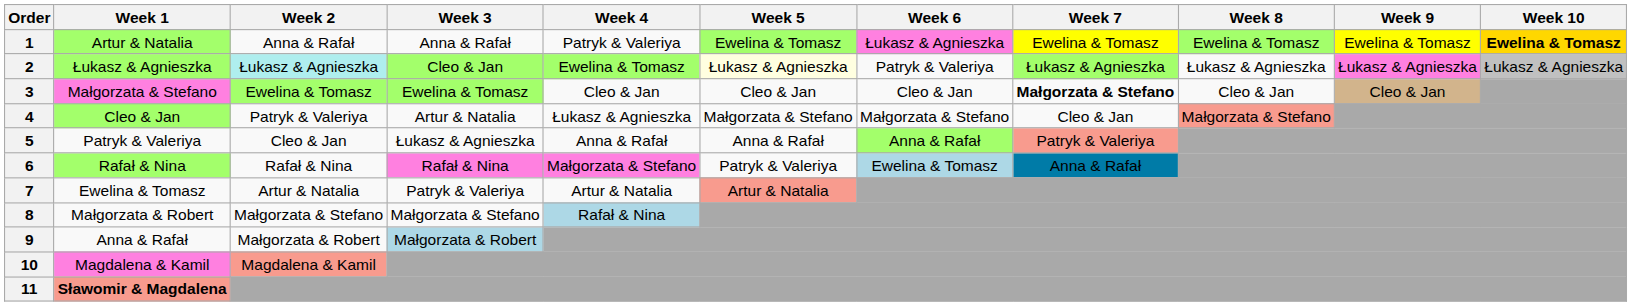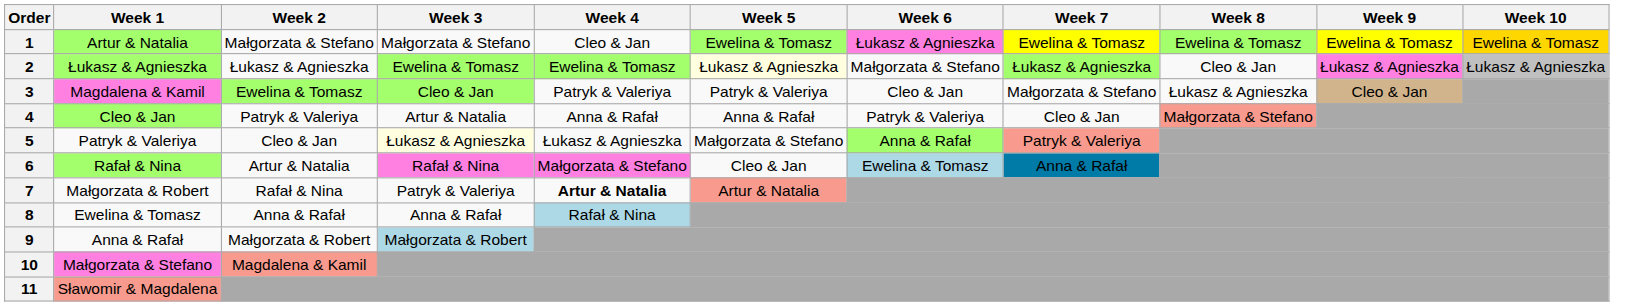(309, 42) Anna & Rafał -> (299, 42) Małgorzata & Stefano
(465, 42) Anna & Rafał -> (456, 42) Małgorzata & Stefano
(622, 42) Patryk & Valeriya -> (612, 42) Cleo & Jan
(1554, 42) bold -> (1536, 42) normal
(309, 67) paleturquoise background -> (299, 67) no background
(465, 67) Cleo & Jan -> (456, 67) Ewelina & Tomasz
(935, 67) Patryk & Valeriya -> (925, 67) Małgorzata & Stefano
(1256, 67) Łukasz & Agnieszka -> (1238, 67) Cleo & Jan
(142, 91) Małgorzata & Stefano -> (138, 91) Magdalena & Kamil
(465, 91) Ewelina & Tomasz -> (456, 91) Cleo & Jan
(622, 91) Cleo & Jan -> (612, 91) Patryk & Valeriya
(778, 91) Cleo & Jan -> (769, 91) Patryk & Valeriya
(1095, 91) bold -> (1082, 91) normal
(1256, 91) Cleo & Jan -> (1238, 91) Łukasz & Agnieszka
(622, 116) Łukasz & Agnieszka -> (612, 116) Anna & Rafał
(778, 116) Małgorzata & Stefano -> (769, 116) Anna & Rafał
(935, 116) Małgorzata & Stefano -> (925, 116) Patryk & Valeriya
(465, 141) no background -> (456, 141) lightyellow background
(622, 141) Anna & Rafał -> (612, 141) Łukasz & Agnieszka
(778, 141) Anna & Rafał -> (769, 141) Małgorzata & Stefano
(309, 166) Rafał & Nina -> (299, 166) Artur & Natalia
(778, 166) Patryk & Valeriya -> (769, 166) Cleo & Jan
(142, 190) Ewelina & Tomasz -> (137, 190) Małgorzata & Robert
(309, 190) Artur & Natalia -> (299, 190) Rafał & Nina
(622, 190) normal -> (612, 190) bold
(142, 215) Małgorzata & Robert -> (137, 215) Ewelina & Tomasz
(309, 215) Małgorzata & Stefano -> (299, 215) Anna & Rafał
(465, 215) Małgorzata & Stefano -> (456, 215) Anna & Rafał
(142, 264) Magdalena & Kamil -> (137, 264) Małgorzata & Stefano
(142, 289) bold -> (138, 289) normal
